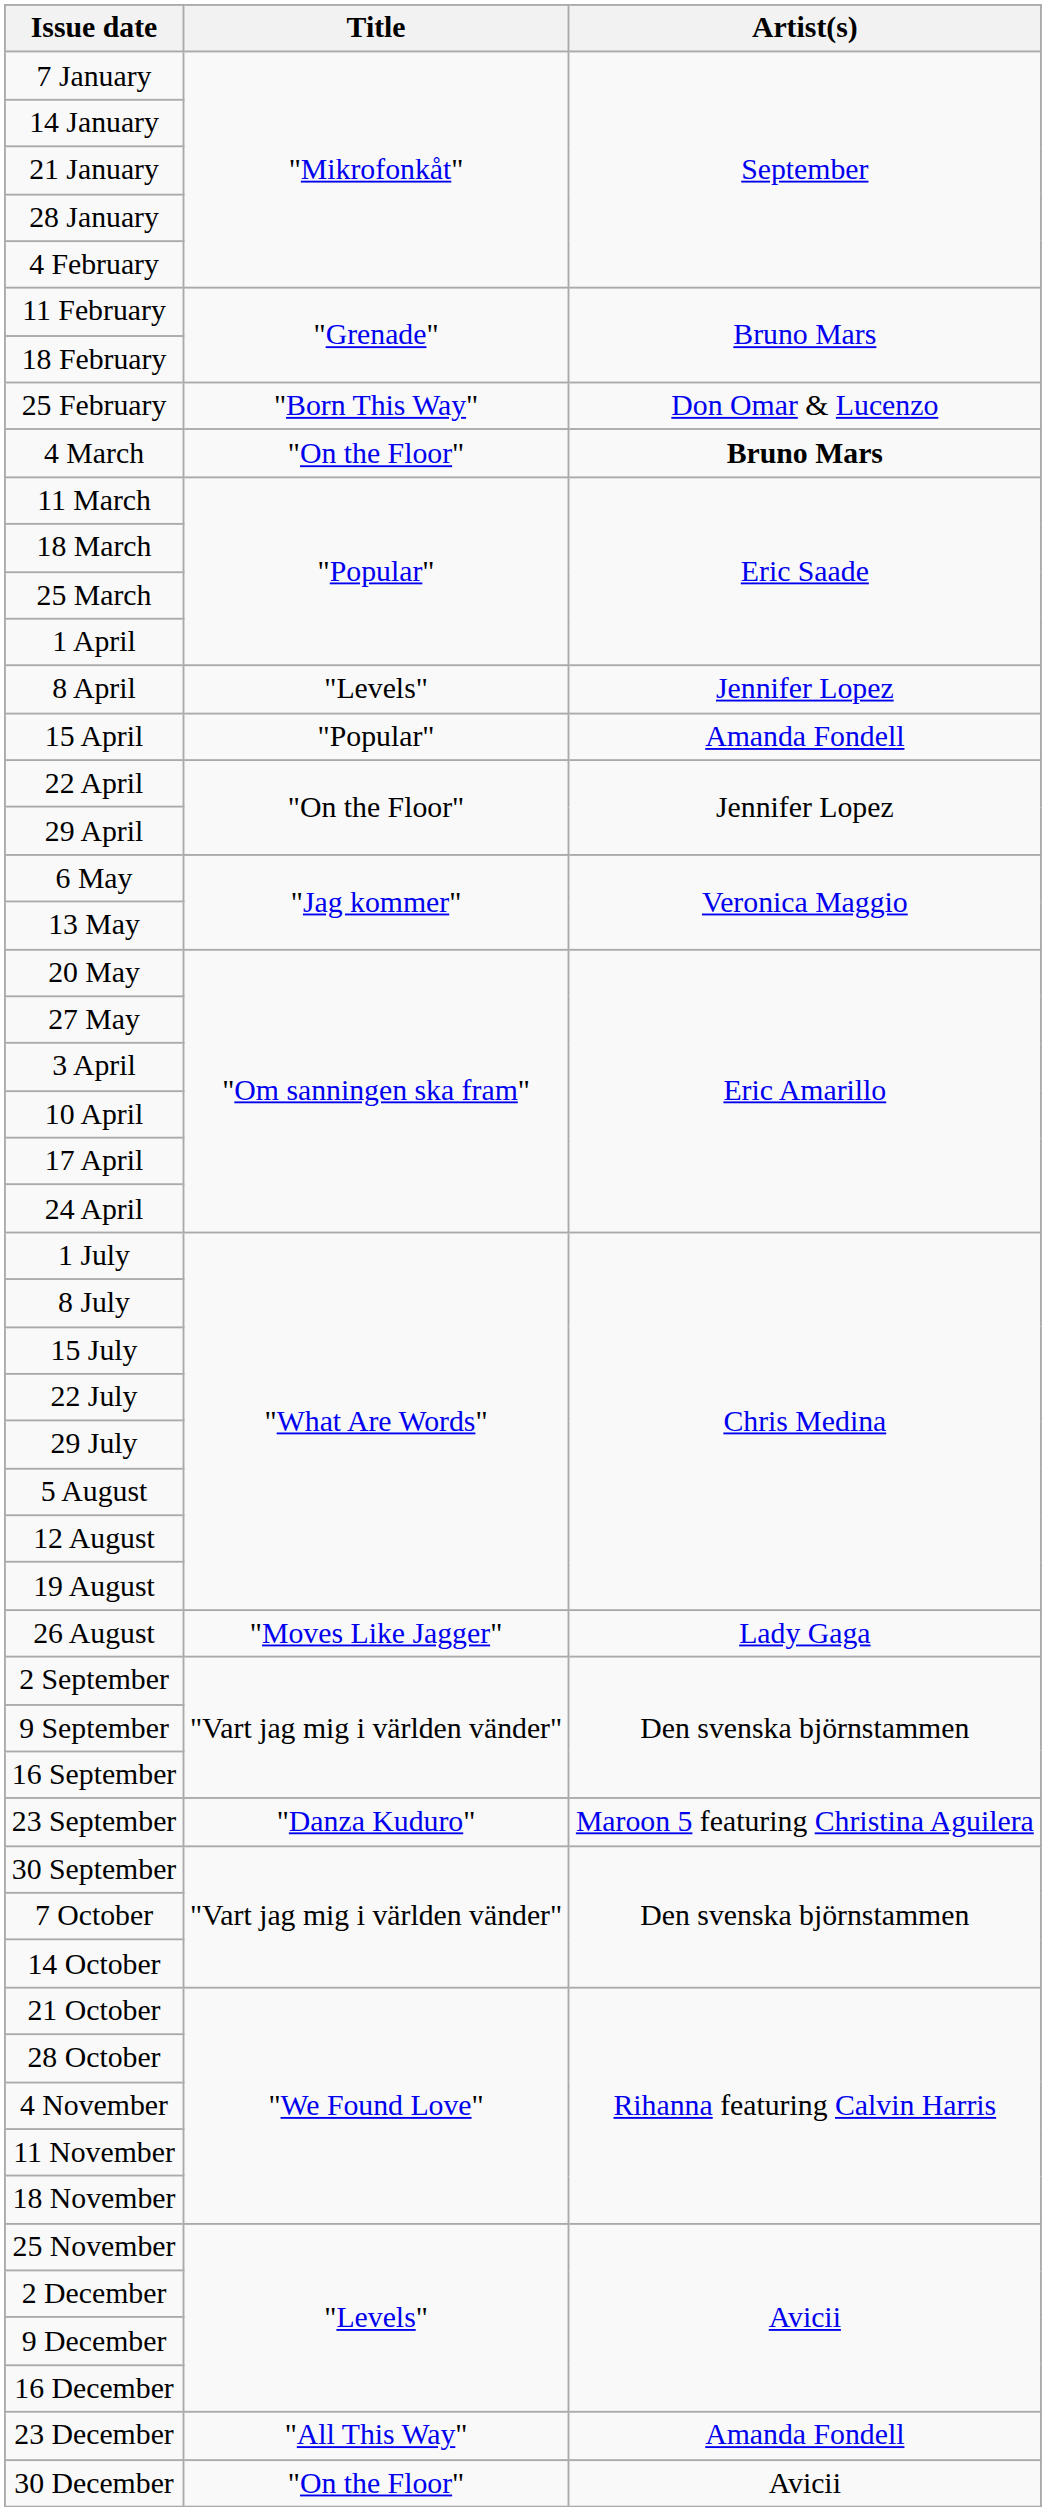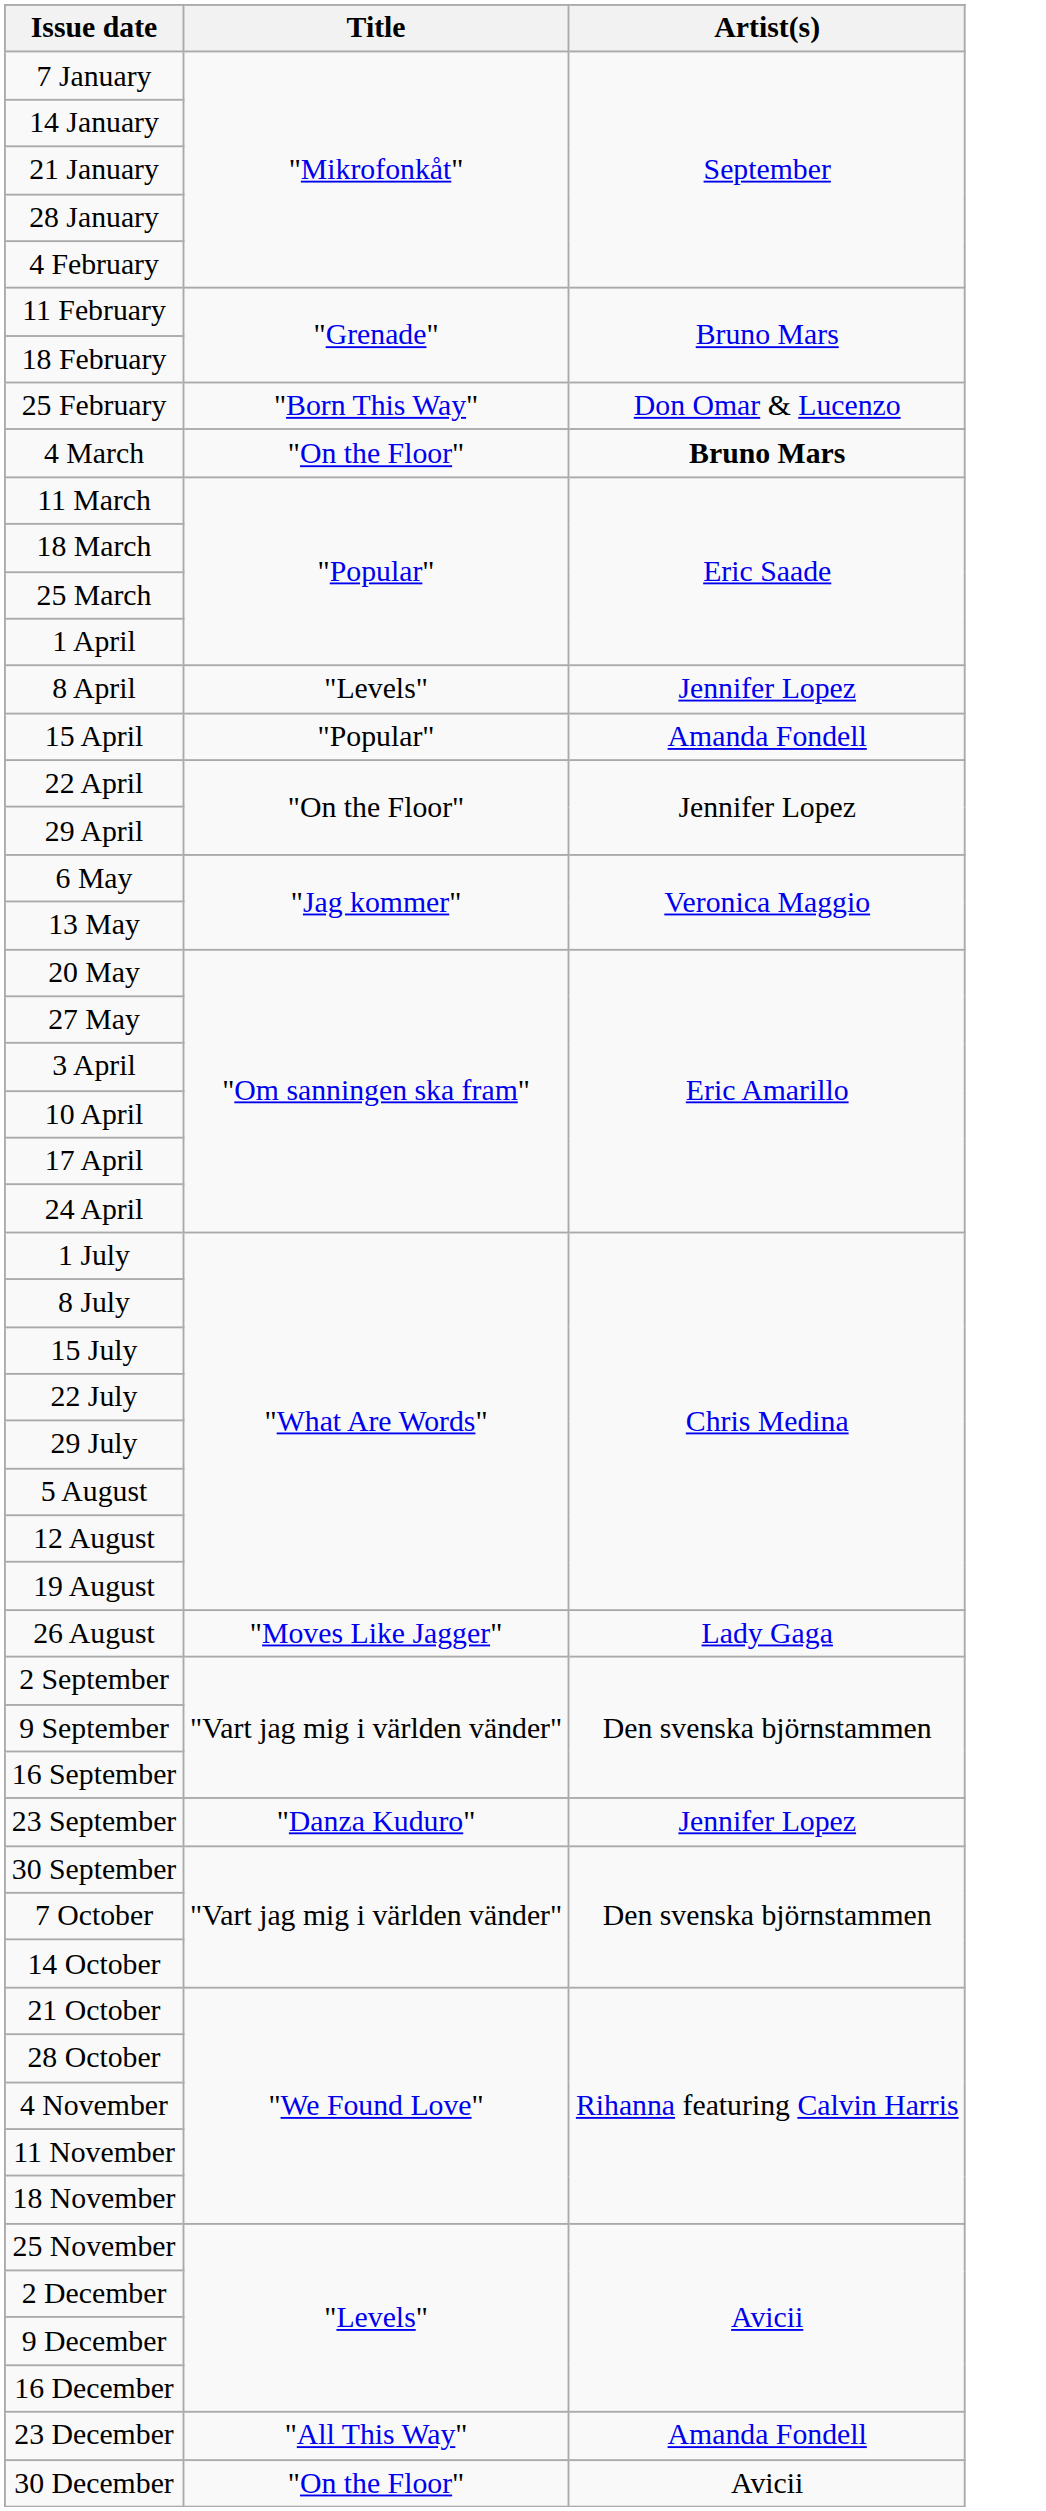(805, 1821) Maroon 5 featuring Christina Aguilera -> (767, 1821) Jennifer Lopez
